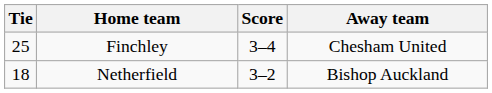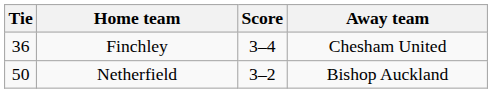(21, 46) 25 -> (21, 46) 36
(21, 74) 18 -> (21, 74) 50
